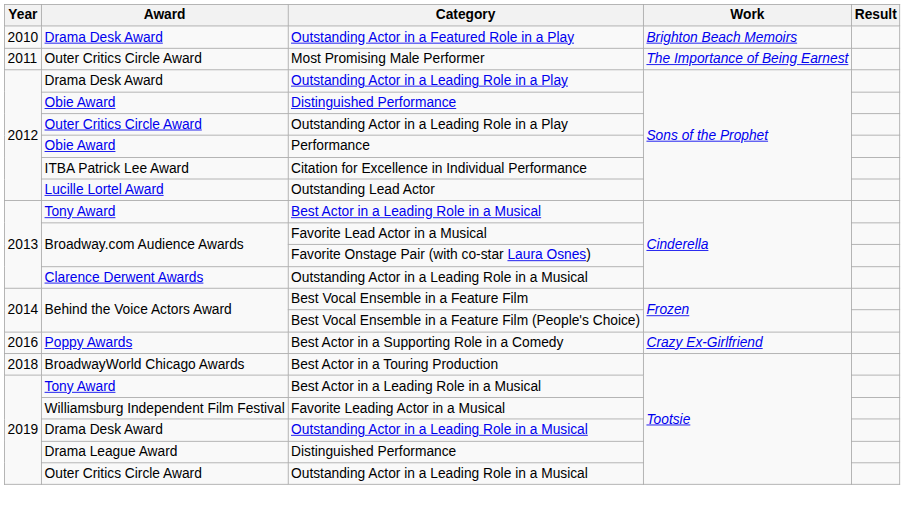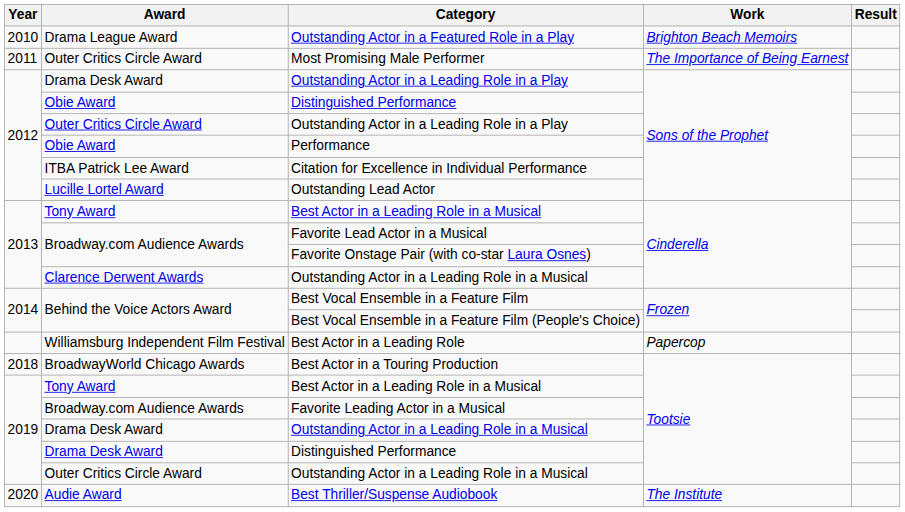(104, 37) Drama Desk Award -> (111, 37) Drama League Award
- row: (23, 342)
+ row: (23, 343)
(165, 408) Williamsburg Independent Film Festival -> (144, 408) Broadway.com Audience Awards
(111, 451) Drama League Award -> (104, 451) Drama Desk Award
+ row: (23, 495)
